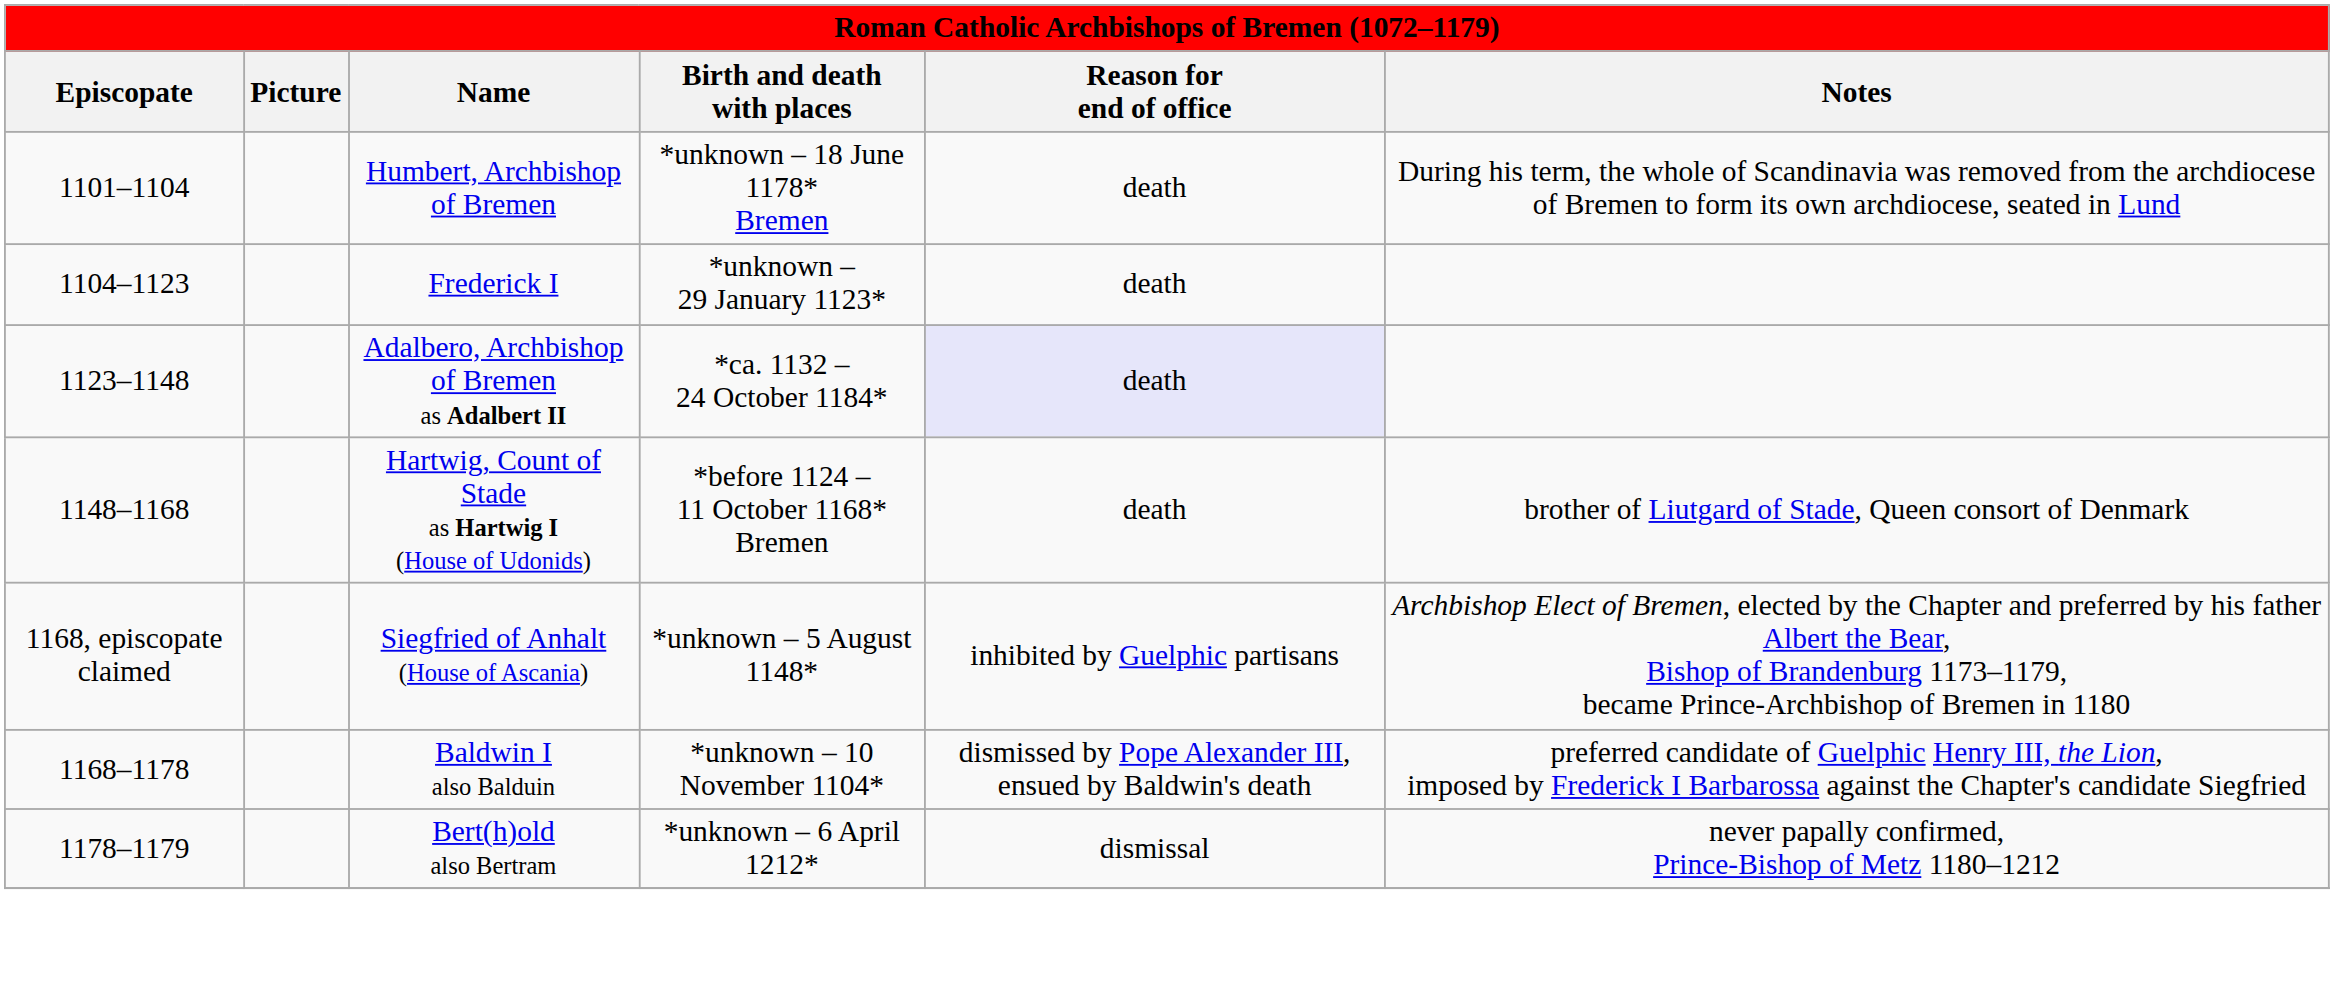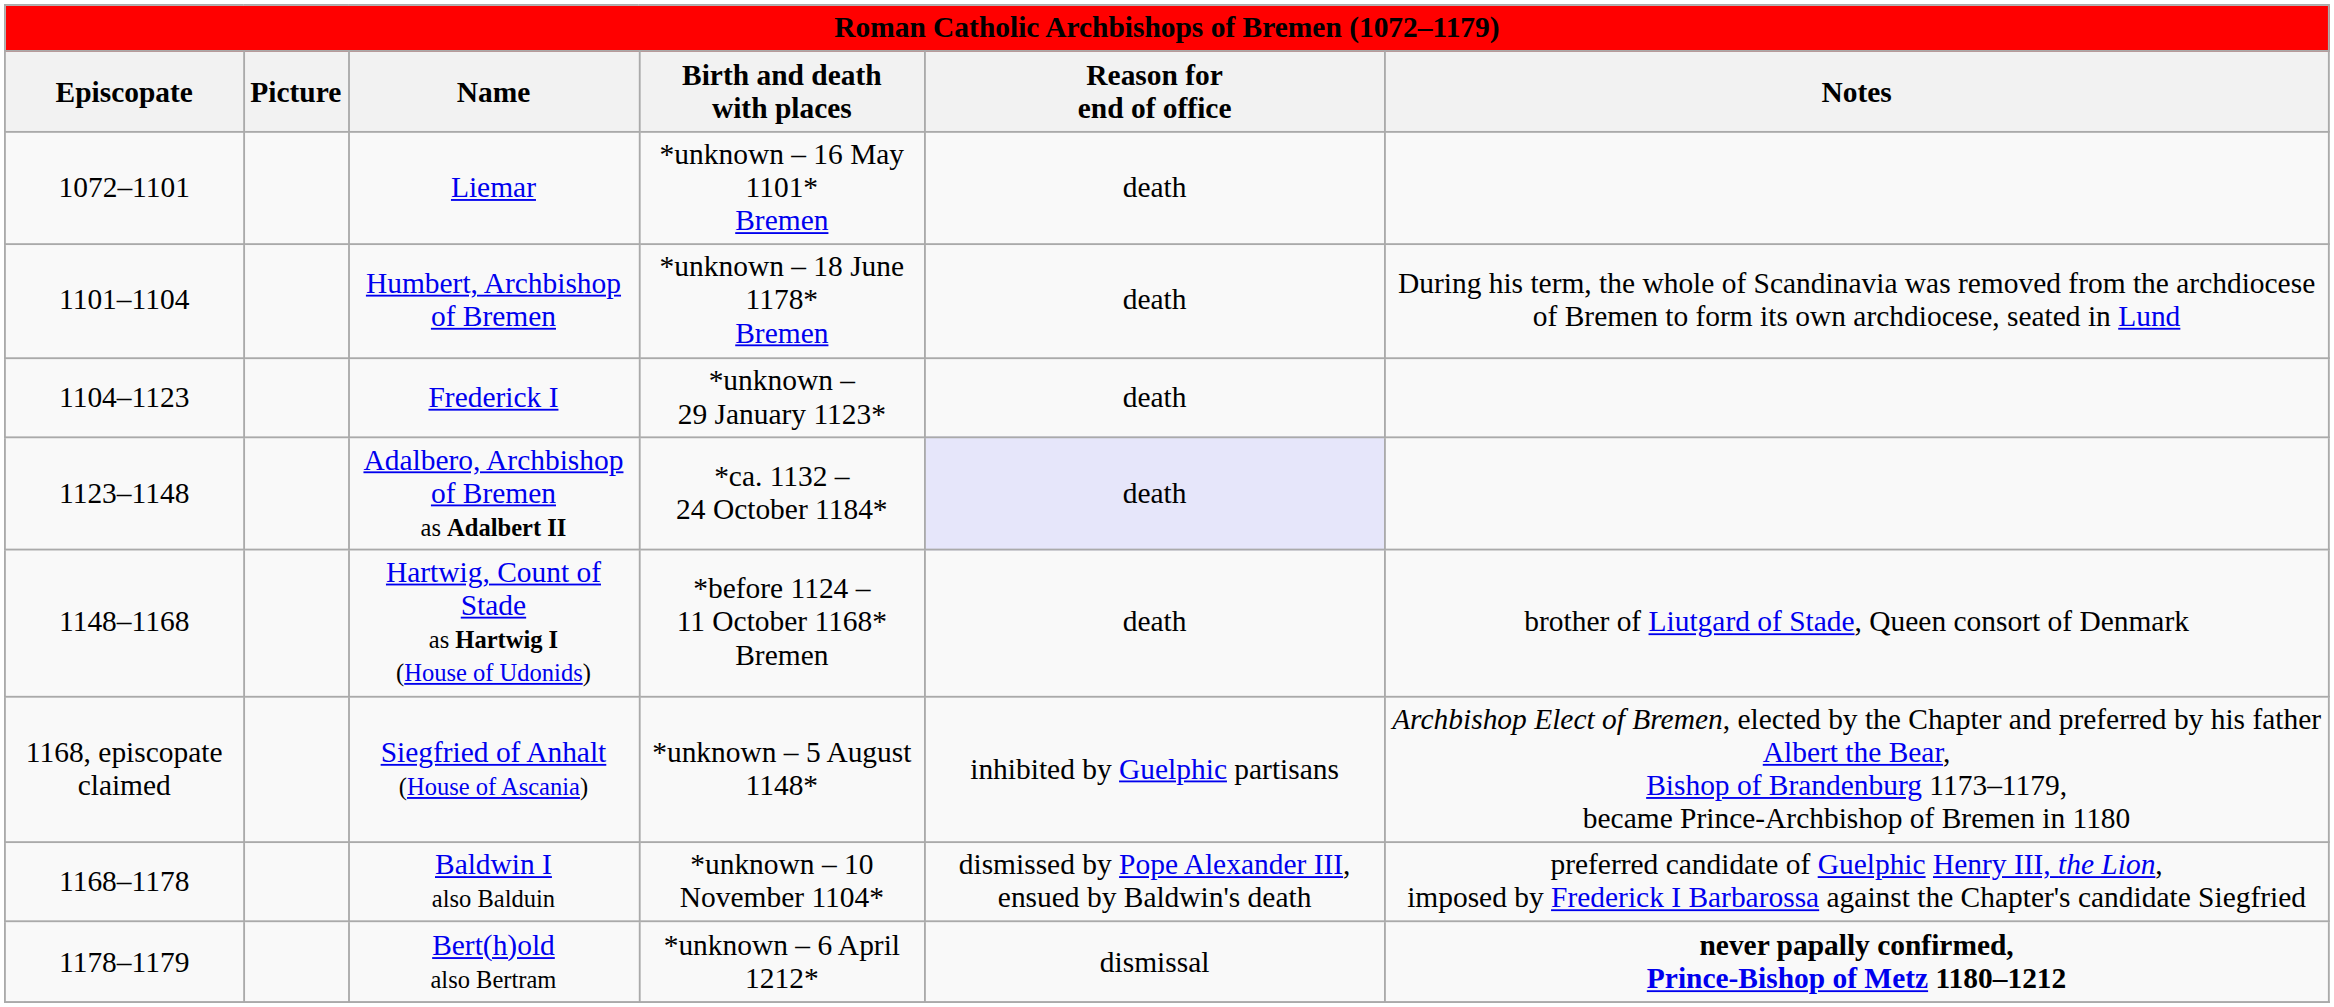+ row: (493, 187)
(1857, 848) normal -> (1857, 961) bold
